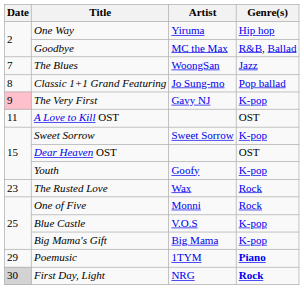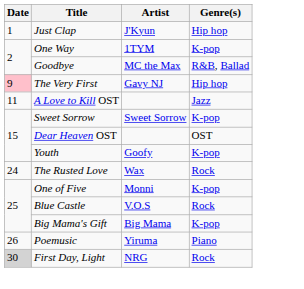+ row: (55, 30)
(188, 30) Yiruma -> (139, 48) 1TYM
(257, 30) Hip hop -> (206, 48) K-pop
- row: (56, 65)
- row: (100, 83)
(253, 100) K-pop -> (209, 83) Hip hop
(249, 118) OST -> (201, 100) Jazz
(12, 188) 23 -> (12, 170) 24
(250, 205) Rock -> (206, 188) K-pop
(253, 223) K-pop -> (203, 205) Rock
(12, 258) 29 -> (12, 240) 26
(186, 258) 1TYM -> (141, 240) Yiruma
(252, 258) bold -> (204, 240) normal
(251, 275) bold -> (203, 258) normal
